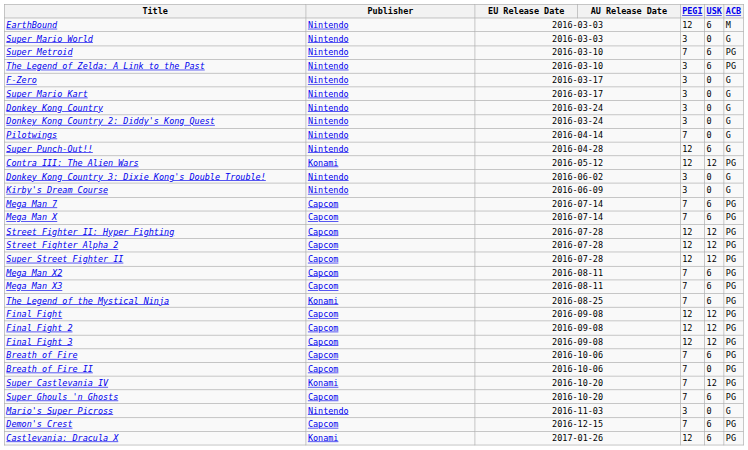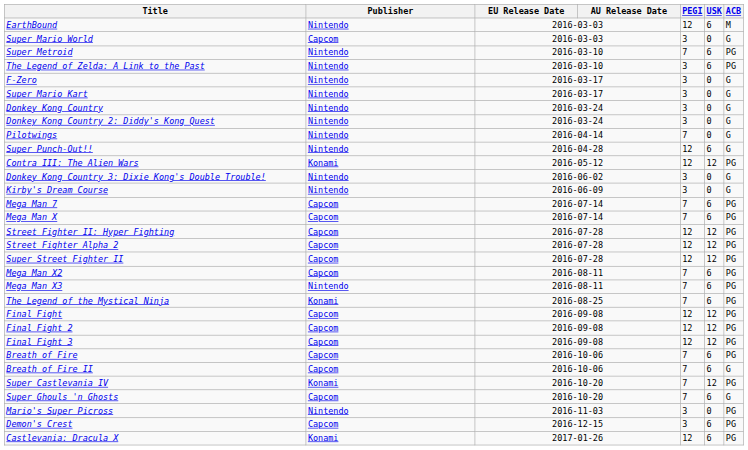(328, 39) Nintendo -> (323, 39) Capcom
(323, 287) Capcom -> (328, 287) Nintendo
(709, 369) 0 -> (709, 369) 6
(731, 369) PG -> (728, 369) G
(731, 397) PG -> (728, 397) G
(728, 411) G -> (731, 411) PG
(685, 424) 7 -> (685, 424) 3
